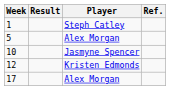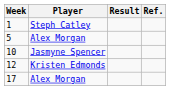columns swapped: (45, 11) <-> (102, 11)
